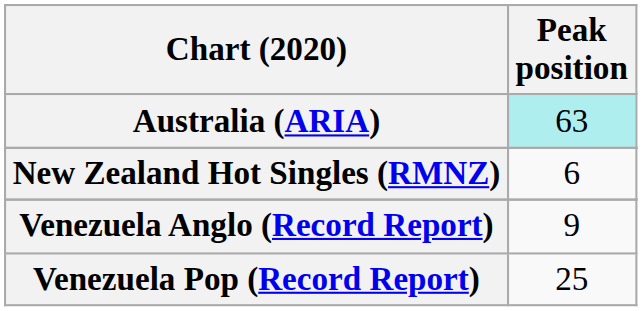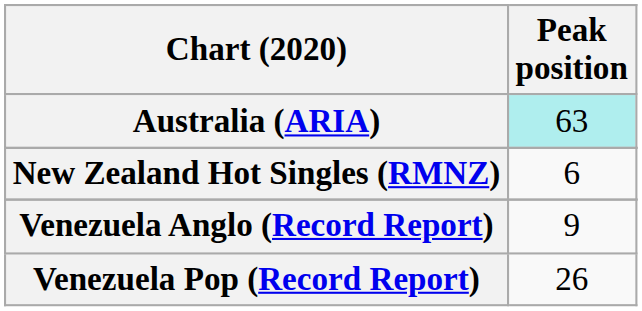(572, 278) 25 -> (572, 278) 26
